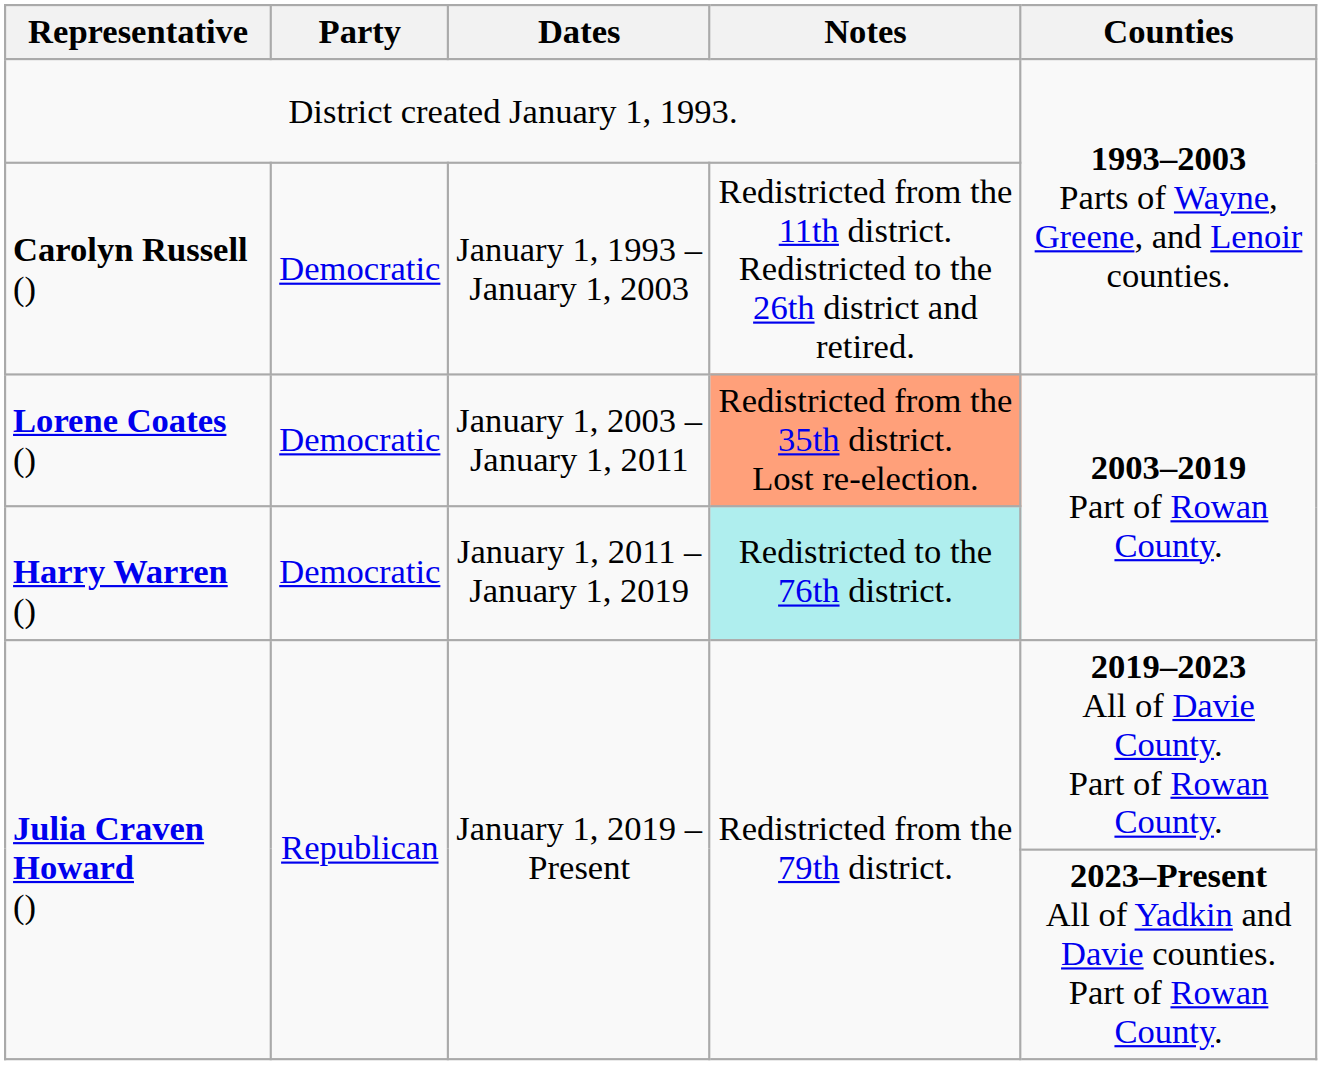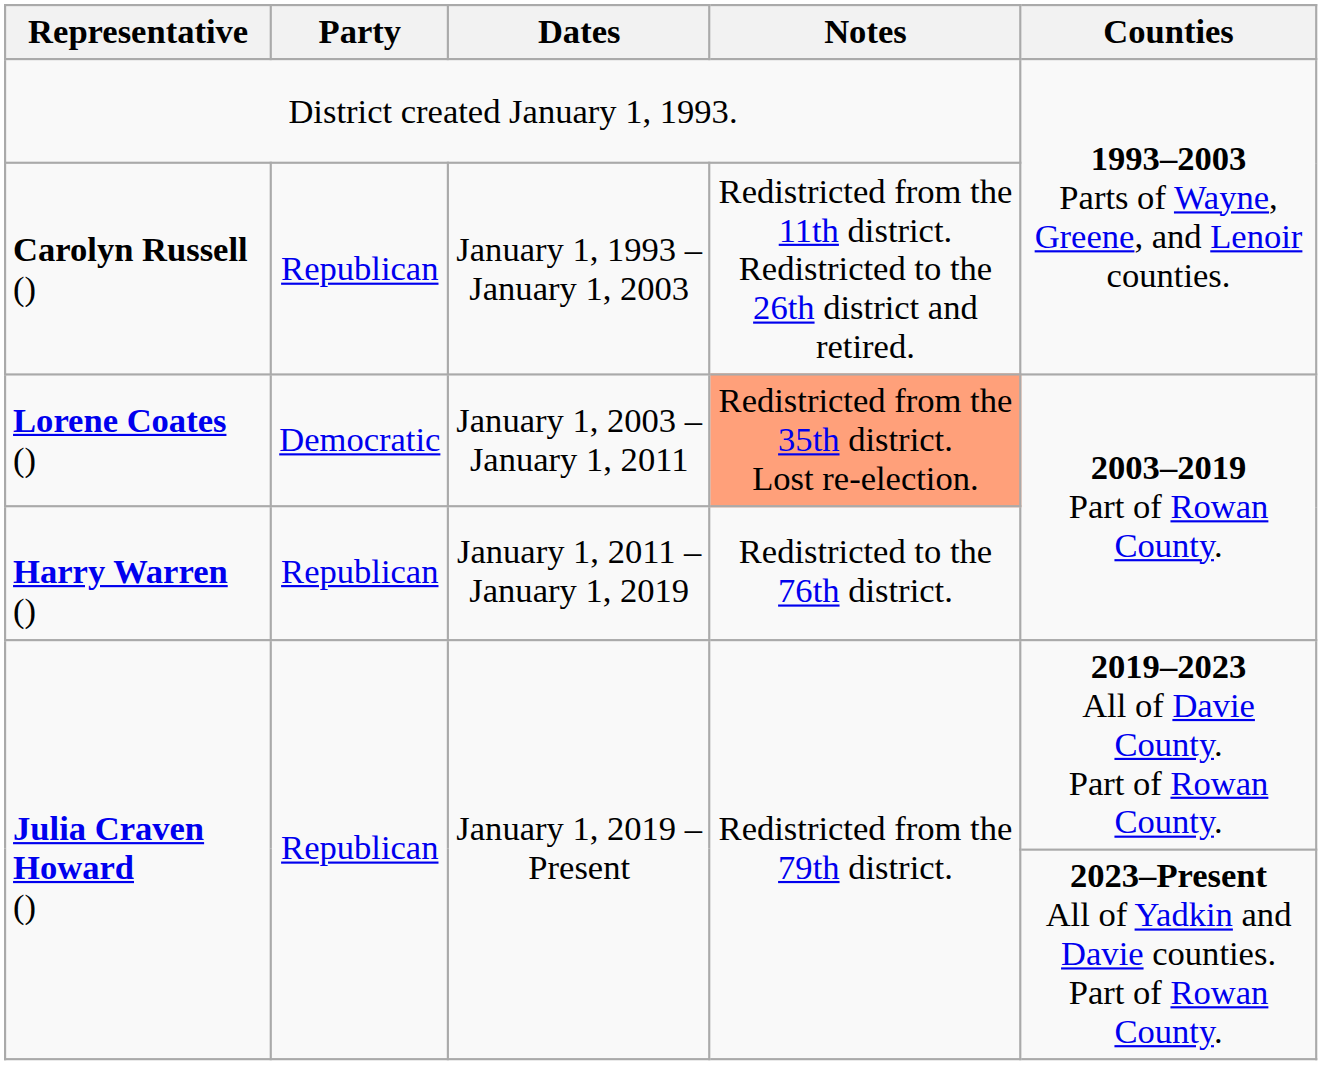(360, 268) Democratic -> (360, 268) Republican
(360, 572) Democratic -> (360, 572) Republican
(865, 572) paleturquoise background -> (865, 572) no background
